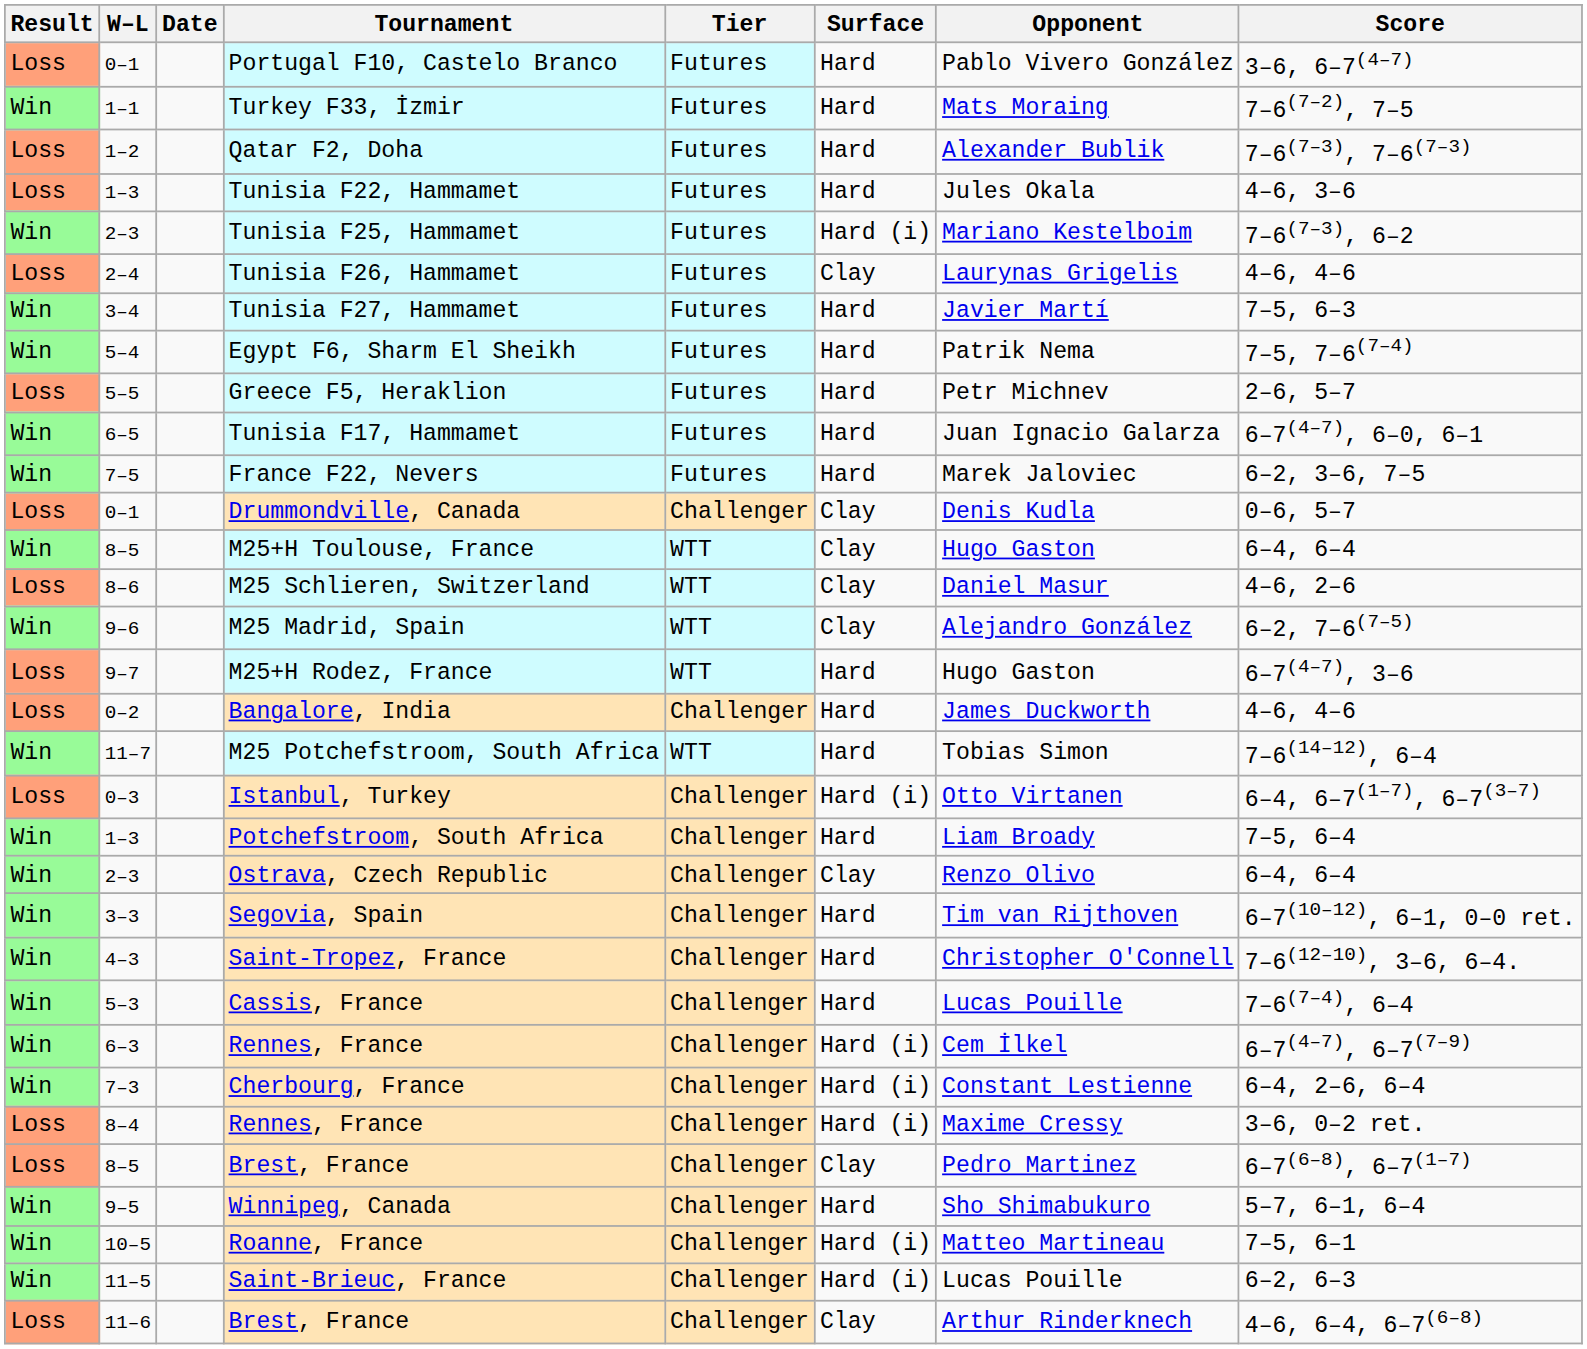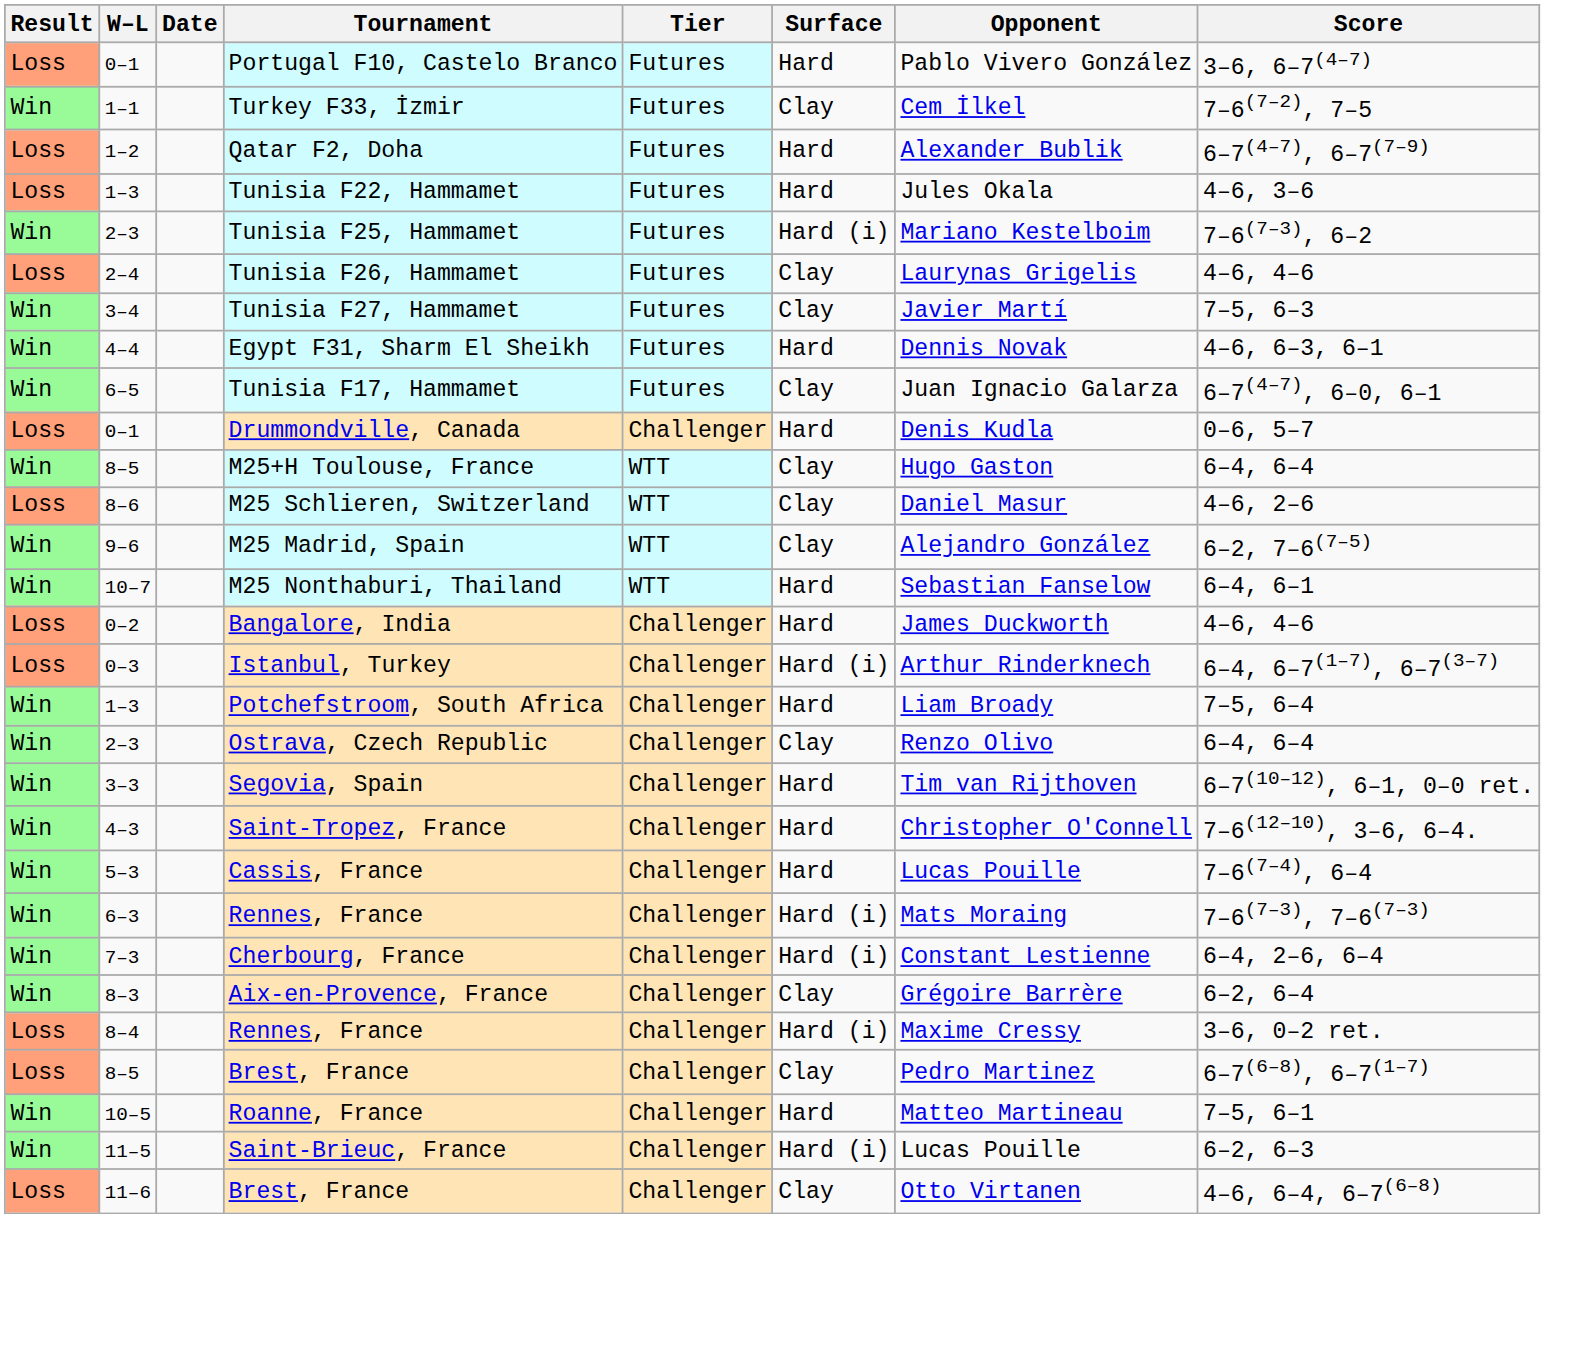(848, 108) Hard -> (806, 108) Clay
(1025, 108) Mats Moraing -> (963, 108) Cem İlkel
(1358, 152) 7–6(7–3), 7–6(7–3) -> (1316, 152) 6–7(4–7), 6–7(7–9)
(848, 311) Hard -> (806, 311) Clay
+ row: (122, 350)
- row: (122, 353)
- row: (122, 394)
(848, 433) Hard -> (806, 390) Clay
- row: (122, 475)
(848, 512) Clay -> (806, 431) Hard
- row: (122, 672)
+ row: (128, 588)
- row: (128, 754)
(1032, 797) Otto Virtanen -> (1025, 666) Arthur Rinderknech
(1005, 1047) Cem İlkel -> (984, 916) Mats Moraing
(1358, 1047) 6–7(4–7), 6–7(7–9) -> (1316, 916) 7–6(7–3), 7–6(7–3)
+ row: (122, 995)
- row: (122, 1207)
(876, 1244) Hard (i) -> (806, 1113) Hard
(1067, 1322) Arthur Rinderknech -> (991, 1191) Otto Virtanen
